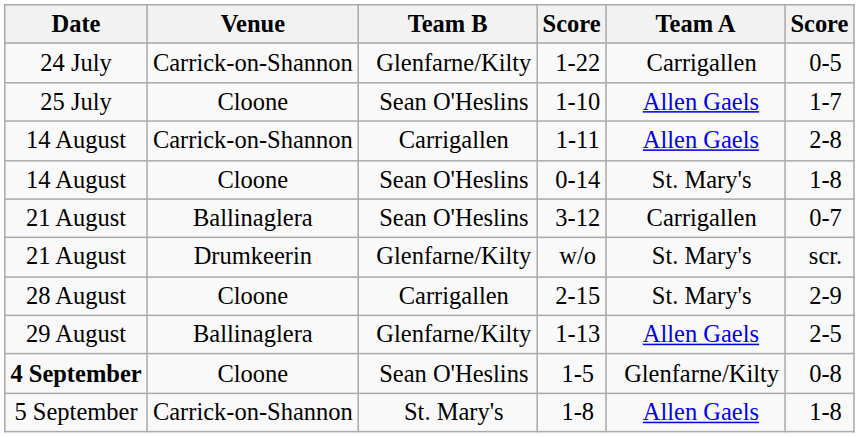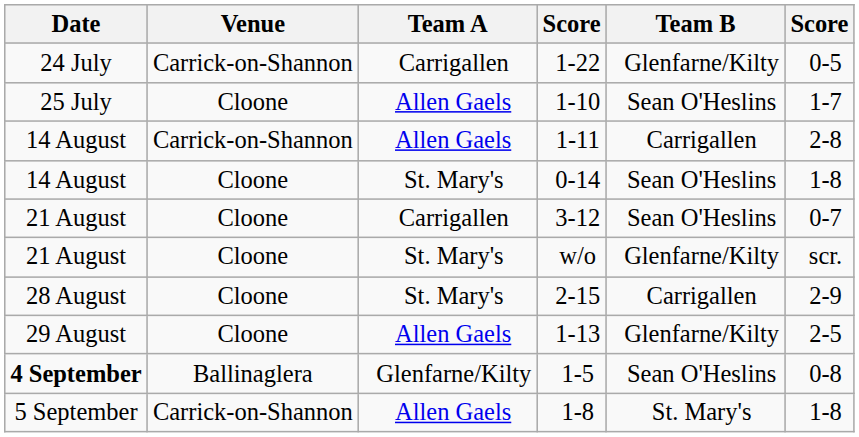columns swapped: (695, 23) <-> (448, 23)
(253, 218) Ballinaglera -> (253, 218) Cloone
(253, 256) Drumkeerin -> (253, 256) Cloone
(253, 334) Ballinaglera -> (253, 334) Cloone
(253, 373) Cloone -> (253, 373) Ballinaglera
